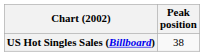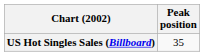(178, 42) 38 -> (178, 42) 35
